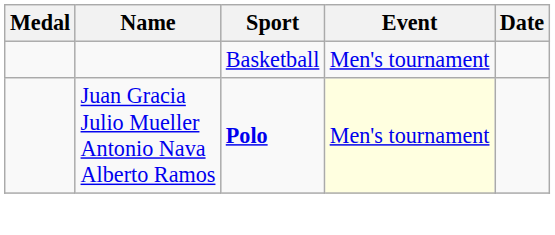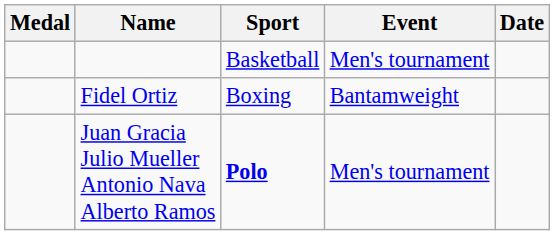+ row: (129, 96)
(410, 135) lightyellow background -> (410, 172) no background
